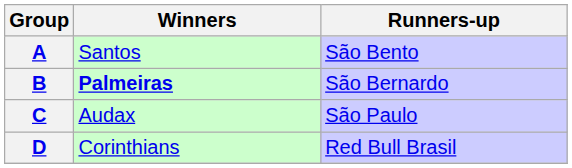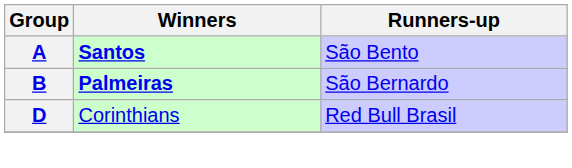(110, 52) normal -> (112, 52) bold
- row: (39, 115)
